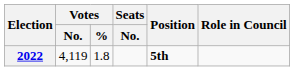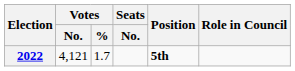(73, 55) 4,119 -> (73, 55) 4,121
(101, 55) 1.8 -> (102, 55) 1.7
